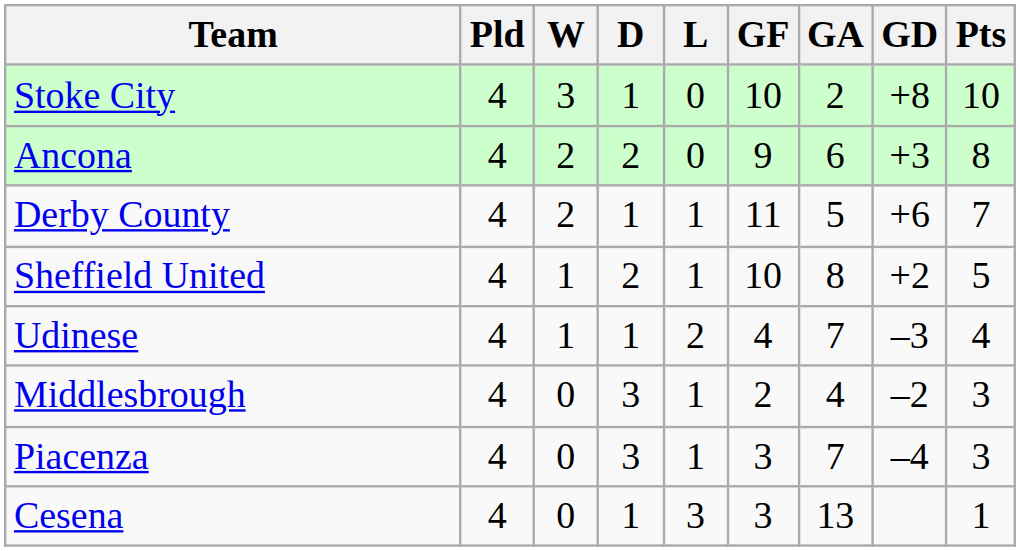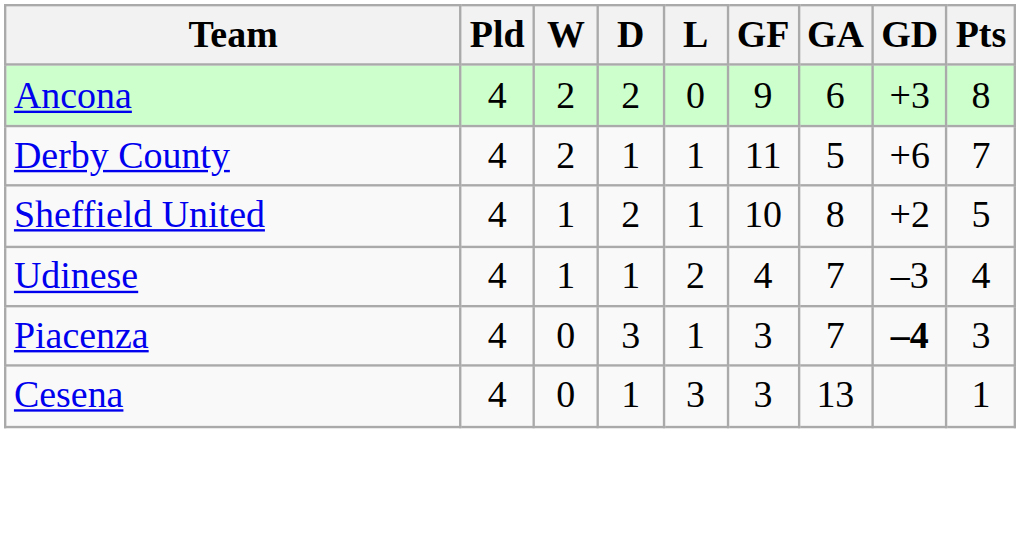- row: (95, 94)
- row: (130, 395)
(910, 455) normal -> (910, 335) bold
